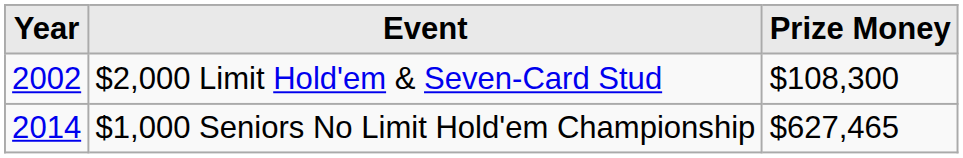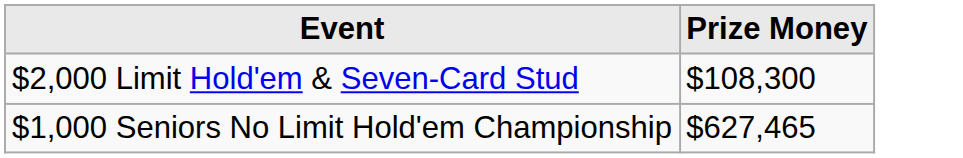- column: (47, 29)
